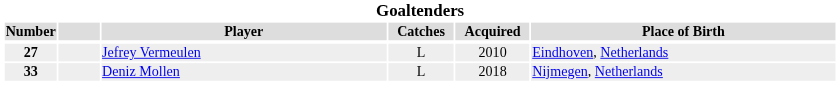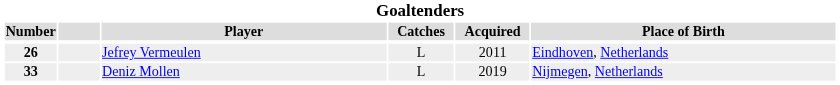(31, 52) 27 -> (31, 52) 26
(493, 52) 2010 -> (493, 52) 2011
(493, 71) 2018 -> (493, 71) 2019
